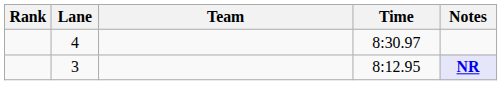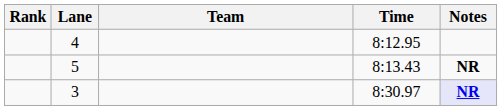(396, 42) 8:30.97 -> (396, 42) 8:12.95
+ row: (75, 67)
(396, 67) 8:12.95 -> (396, 92) 8:30.97
